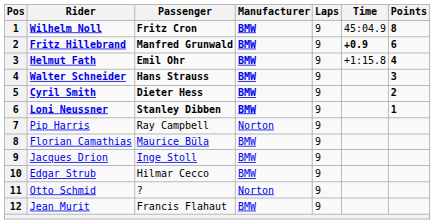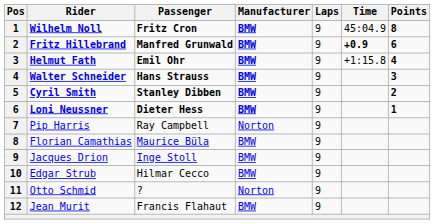(170, 94) Dieter Hess -> (179, 94) Stanley Dibben
(179, 110) Stanley Dibben -> (170, 110) Dieter Hess
